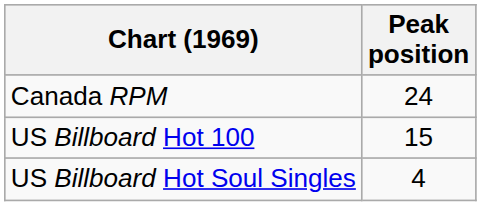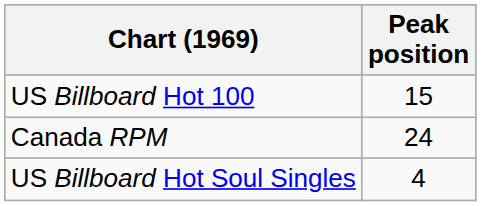rows swapped: (89, 95) <-> (133, 137)
